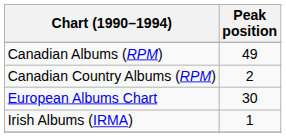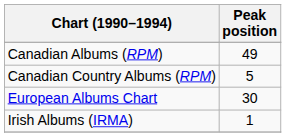(250, 76) 2 -> (250, 76) 5
